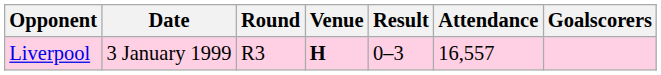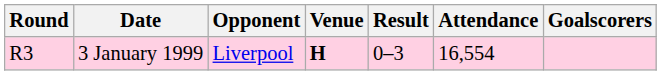columns swapped: (271, 20) <-> (53, 20)
(466, 53) 16,557 -> (466, 53) 16,554
